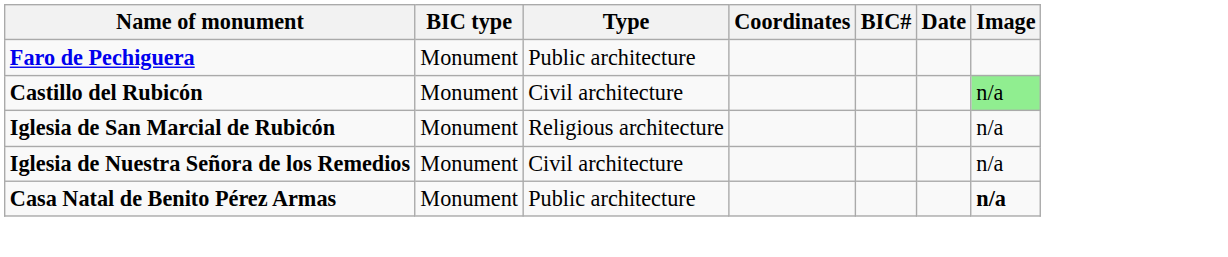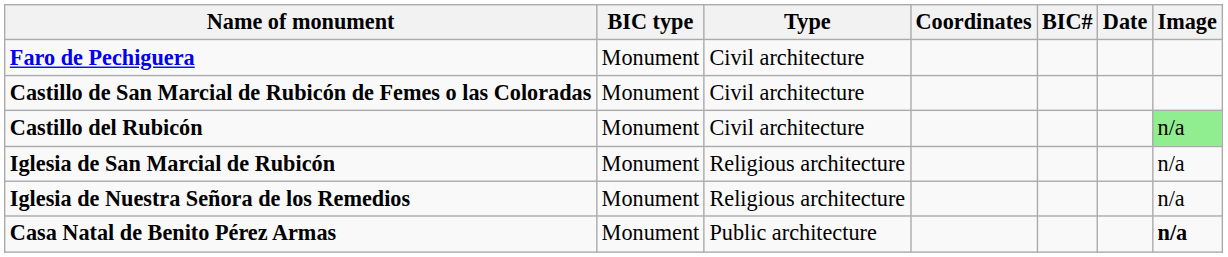(612, 57) Public architecture -> (787, 57) Civil architecture
+ row: (301, 92)
(606, 163) Civil architecture -> (807, 198) Religious architecture
